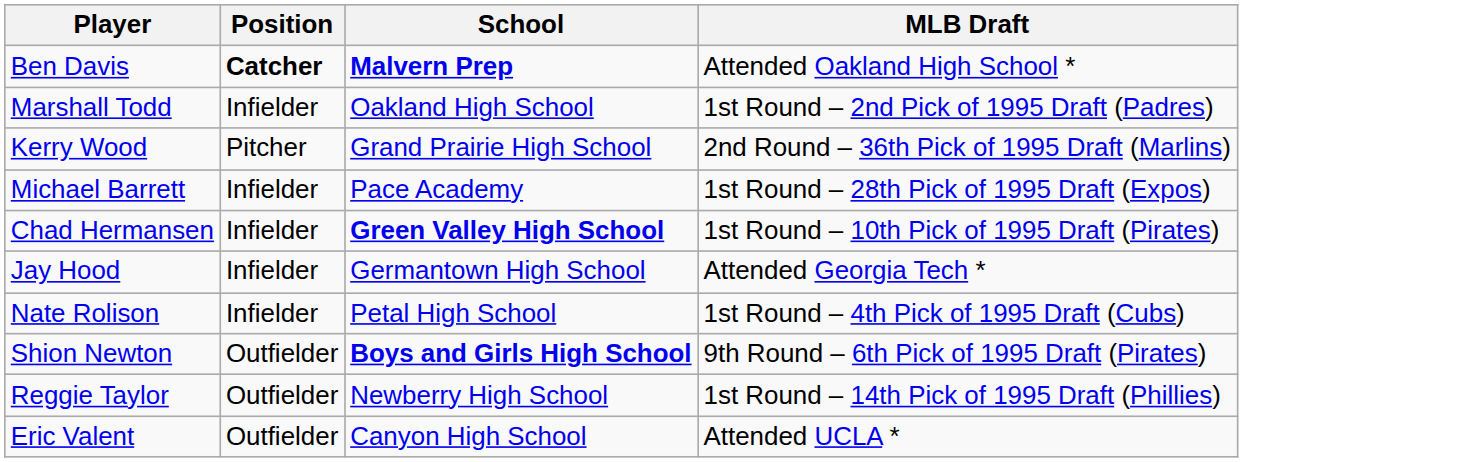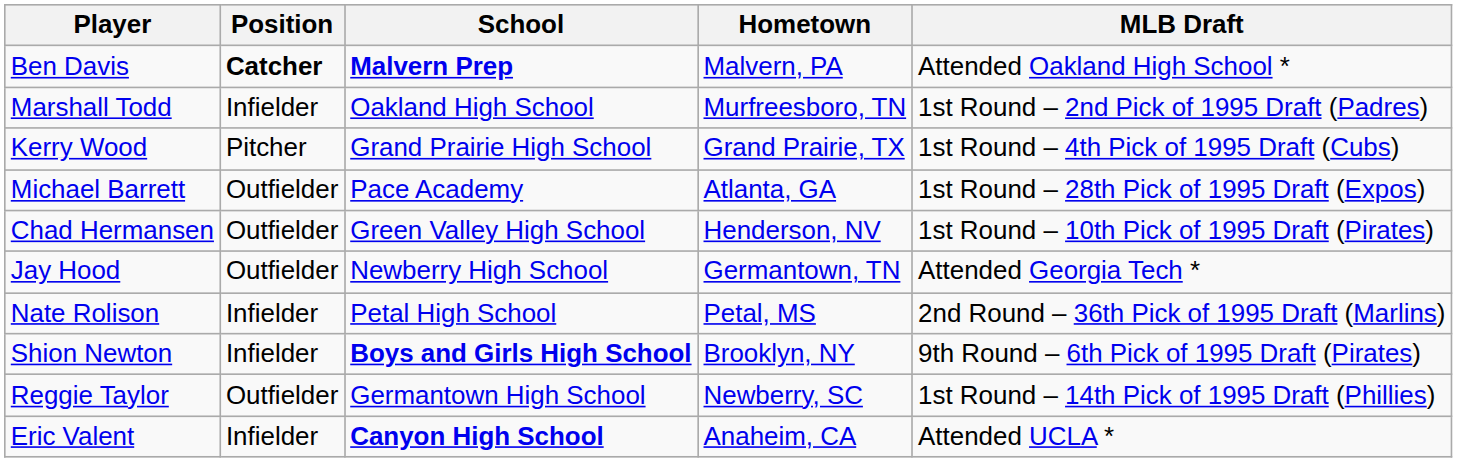+ column: (805, 25)
(967, 148) 2nd Round – 36th Pick of 1995 Draft (Marlins) -> (1159, 148) 1st Round – 4th Pick of 1995 Draft (Cubs)
(272, 189) Infielder -> (282, 189) Outfielder
(272, 230) Infielder -> (282, 230) Outfielder
(507, 230) bold -> (498, 230) normal
(272, 271) Infielder -> (282, 271) Outfielder
(498, 271) Germantown High School -> (479, 271) Newberry High School
(944, 312) 1st Round – 4th Pick of 1995 Draft (Cubs) -> (1182, 312) 2nd Round – 36th Pick of 1995 Draft (Marlins)
(282, 353) Outfielder -> (272, 353) Infielder
(479, 395) Newberry High School -> (498, 395) Germantown High School
(282, 436) Outfielder -> (272, 436) Infielder
(468, 436) normal -> (477, 436) bold
